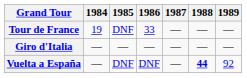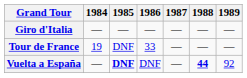rows swapped: (44, 47) <-> (44, 30)
(123, 64) normal -> (123, 64) bold
